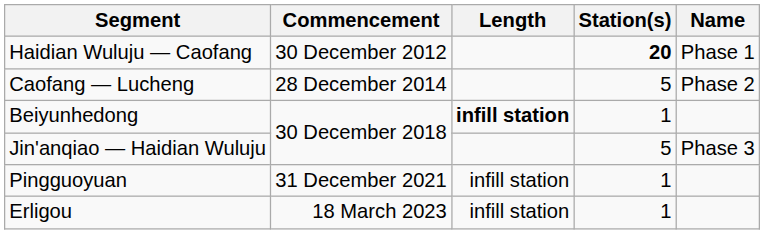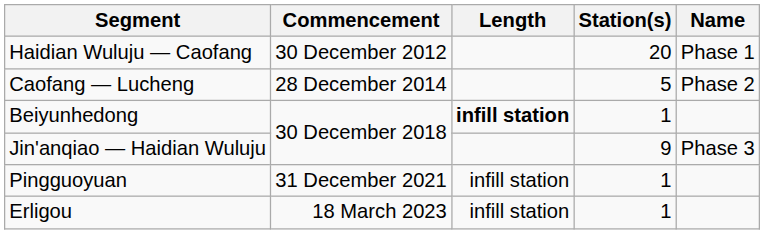(660, 52) bold -> (660, 52) normal
(666, 148) 5 -> (666, 148) 9
